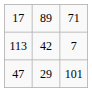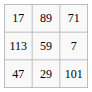(46, 46) 42 -> (46, 46) 59
